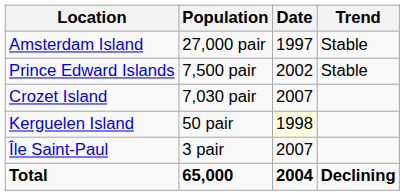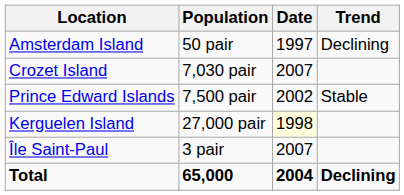(224, 44) 27,000 pair -> (208, 44) 50 pair
(344, 44) Stable -> (355, 44) Declining
rows swapped: (92, 71) <-> (58, 97)
(208, 123) 50 pair -> (224, 123) 27,000 pair
